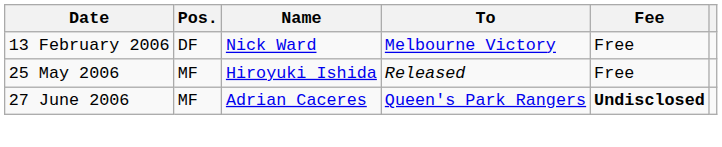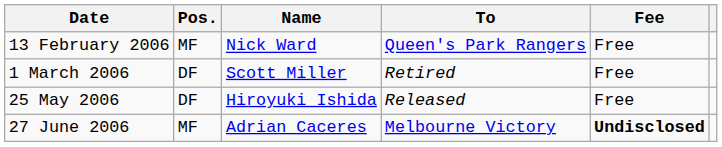(188, 46) DF -> (188, 46) MF
(470, 46) Melbourne Victory -> (485, 46) Queen's Park Rangers
+ row: (69, 73)
(188, 73) MF -> (188, 100) DF
(485, 100) Queen's Park Rangers -> (470, 128) Melbourne Victory
